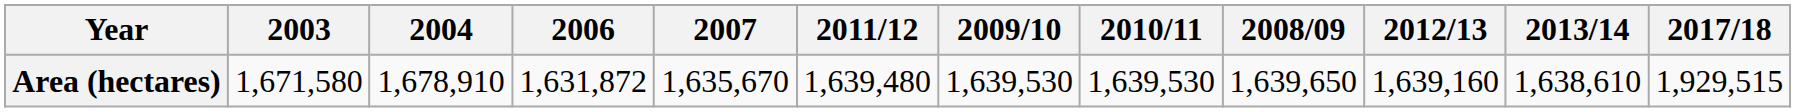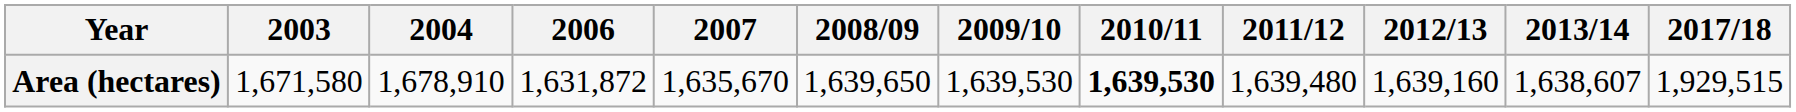columns swapped: (1293, 29) <-> (867, 29)
(1151, 80) normal -> (1151, 80) bold
(1577, 80) 1,638,610 -> (1577, 80) 1,638,607
